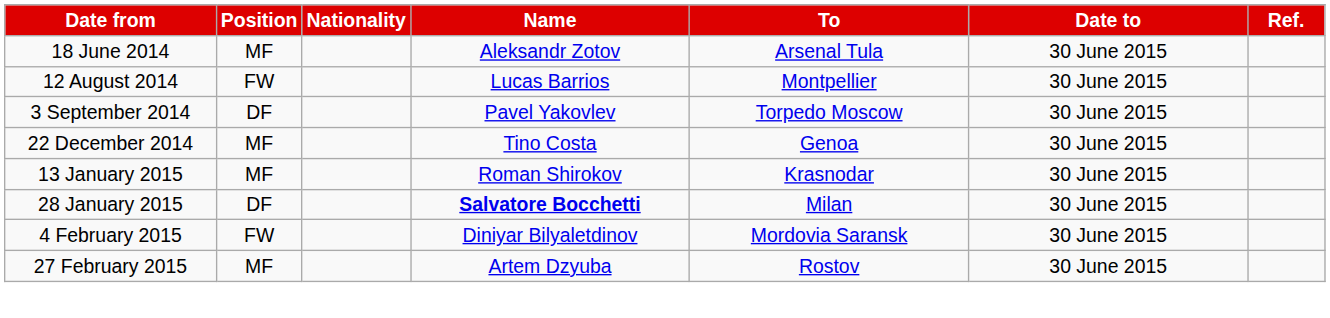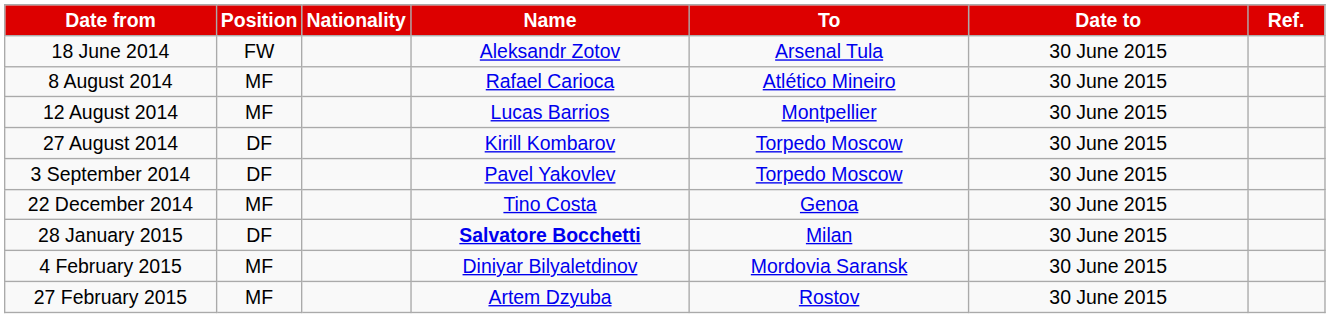(259, 51) MF -> (259, 51) FW
+ row: (110, 82)
(259, 82) FW -> (259, 113) MF
+ row: (110, 143)
- row: (110, 174)
(259, 235) FW -> (259, 266) MF
